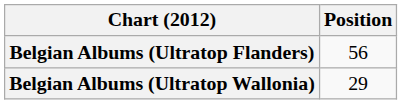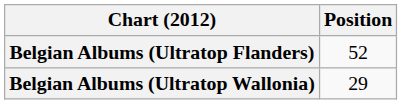(358, 51) 56 -> (358, 51) 52
